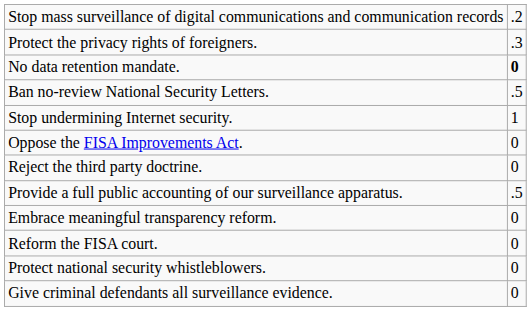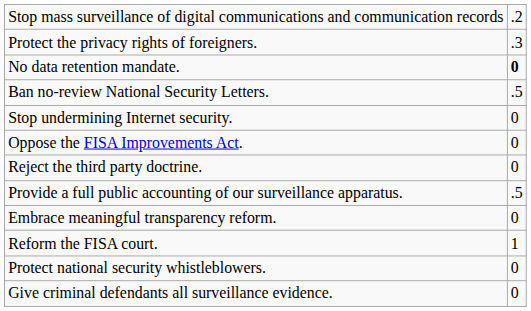(515, 117) 1 -> (515, 117) 0
(515, 243) 0 -> (515, 243) 1
